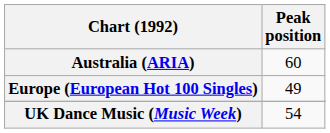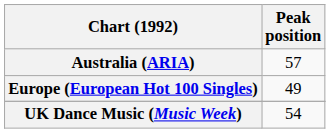(293, 62) 60 -> (293, 62) 57
